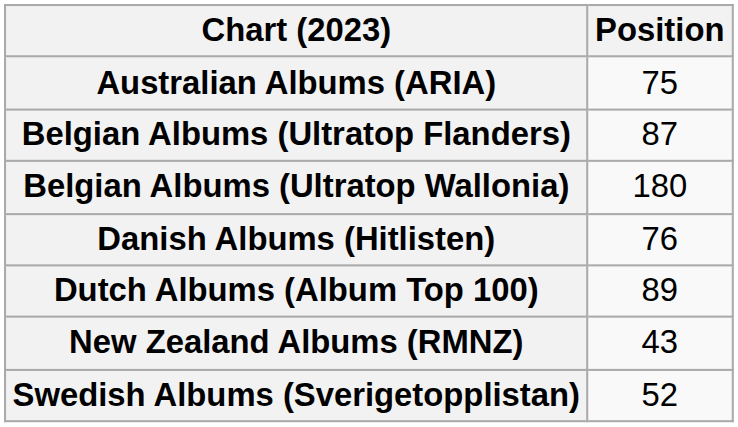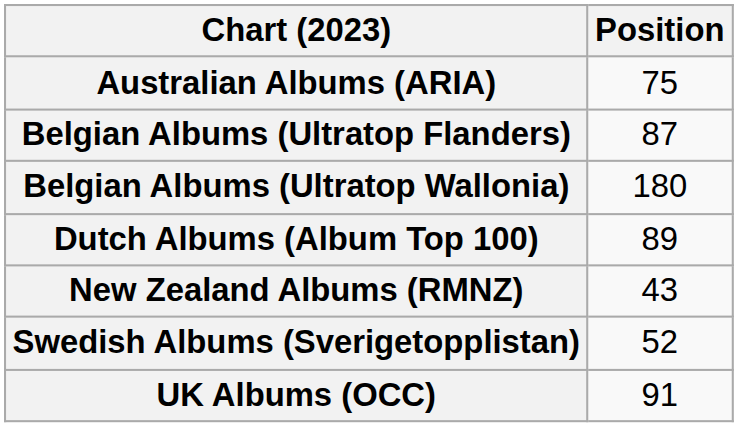- row: (296, 238)
+ row: (296, 394)
